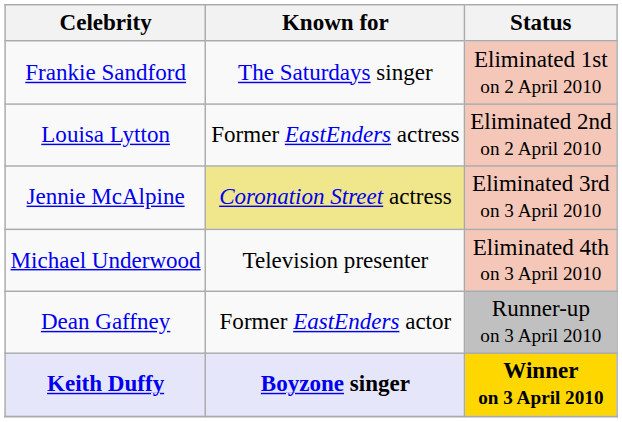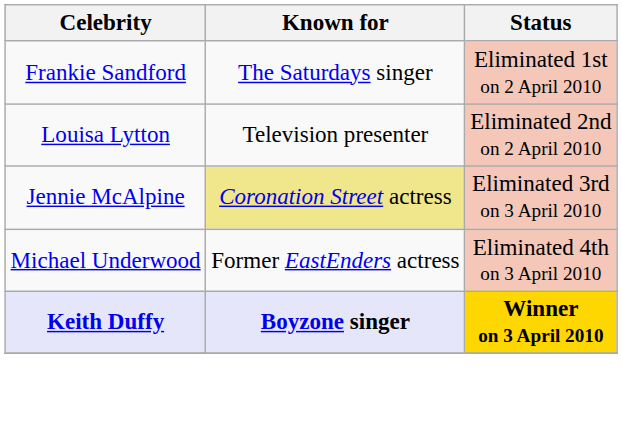(335, 134) Former EastEnders actress -> (335, 134) Television presenter
(335, 259) Television presenter -> (335, 259) Former EastEnders actress
- row: (106, 322)
